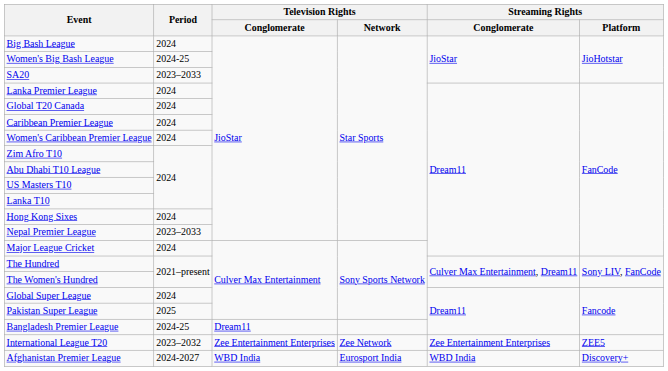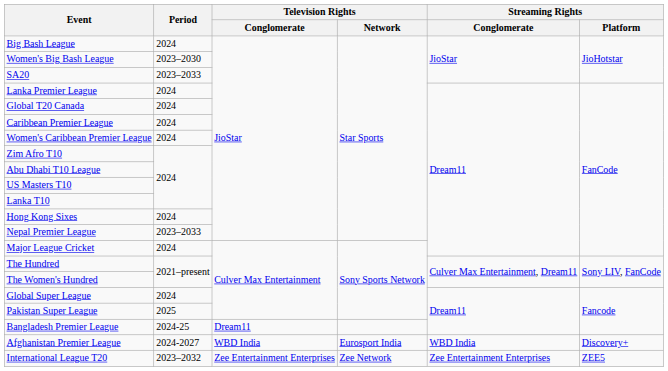(173, 59) 2024-25 -> (179, 59) 2023–2030
rows swapped: (57, 342) <-> (64, 358)
